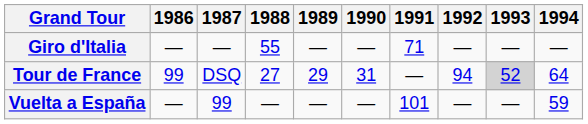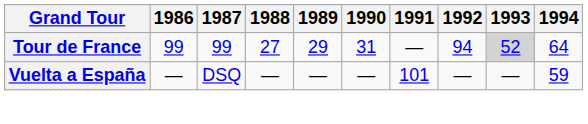- row: (77, 47)
(222, 75) DSQ -> (222, 47) 99
(222, 103) 99 -> (222, 75) DSQ
